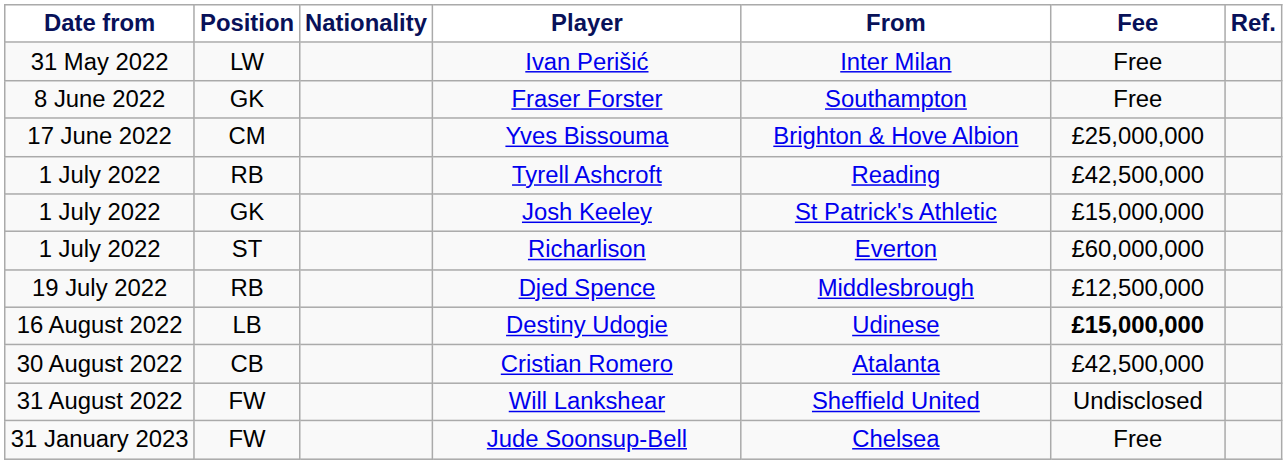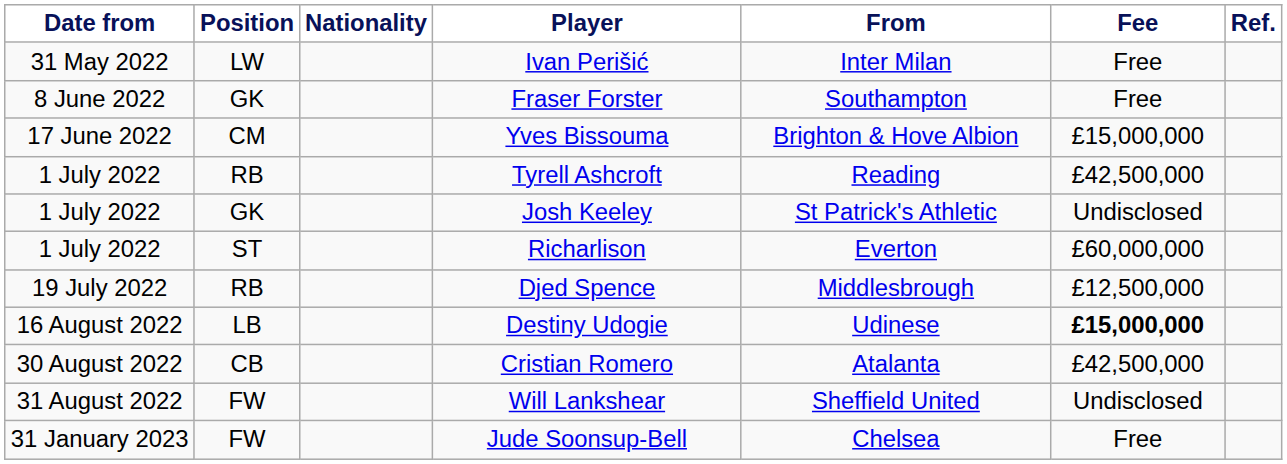(1138, 136) £25,000,000 -> (1138, 136) £15,000,000
(1138, 212) £15,000,000 -> (1138, 212) Undisclosed
